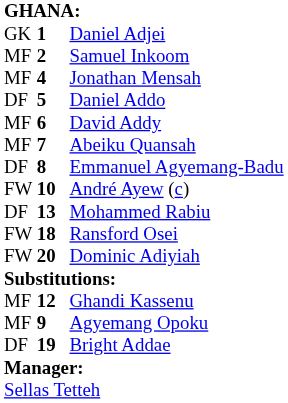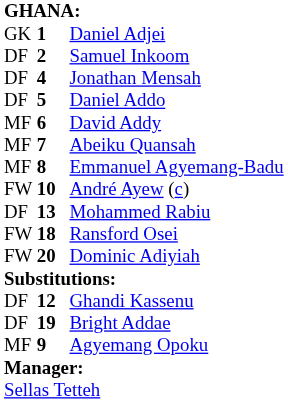(18, 55) MF -> (16, 55) DF
(18, 78) MF -> (16, 78) DF
(16, 167) DF -> (18, 167) MF
(18, 300) MF -> (16, 300) DF
rows swapped: (120, 345) <-> (139, 323)
